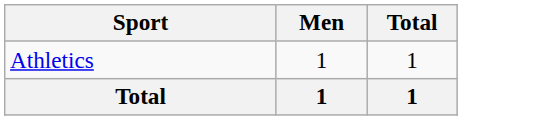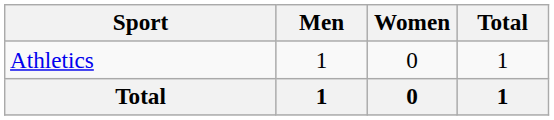+ column: (412, 22)
